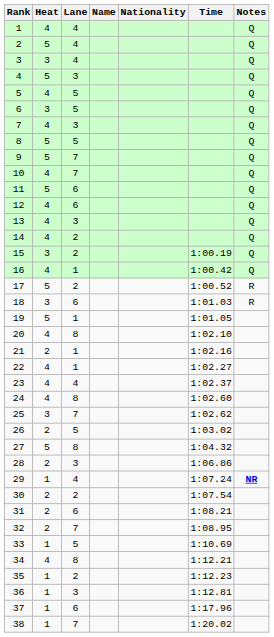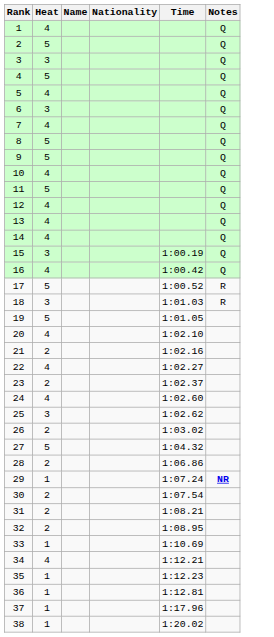- column: (75, 12)
(47, 383) 4 -> (47, 383) 2
